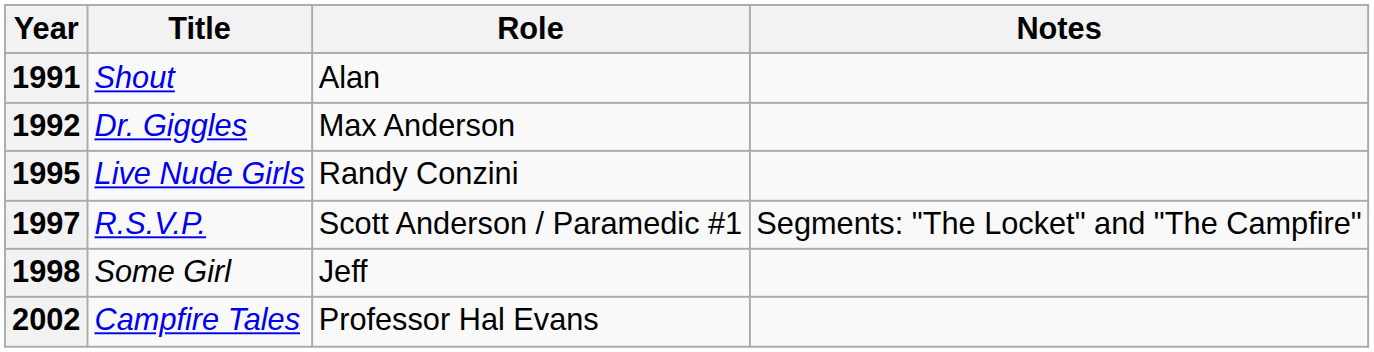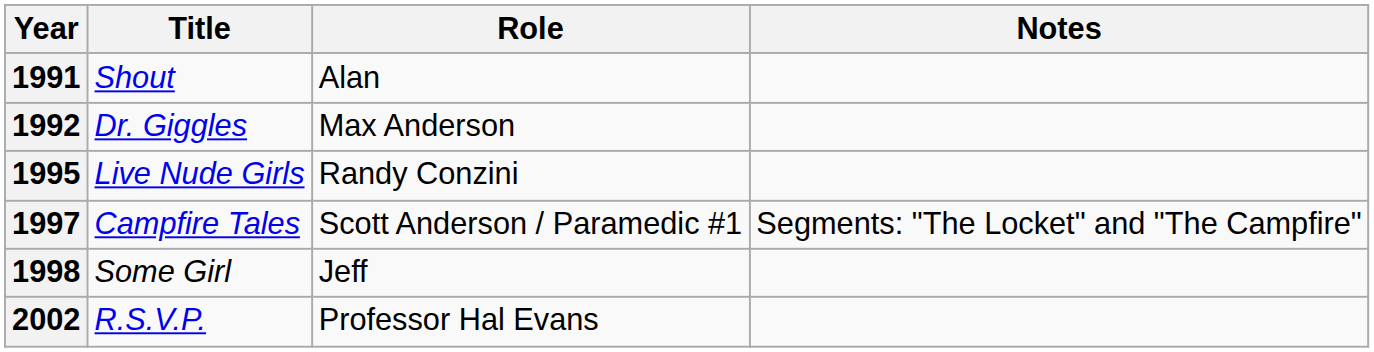(150, 223) R.S.V.P. -> (197, 223) Campfire Tales
(197, 321) Campfire Tales -> (150, 321) R.S.V.P.
